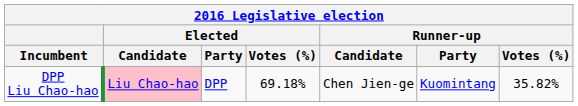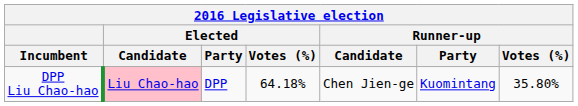(283, 84) 69.18% -> (283, 84) 64.18%
(536, 84) 35.82% -> (536, 84) 35.80%
